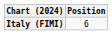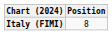(86, 24) 6 -> (86, 24) 8
